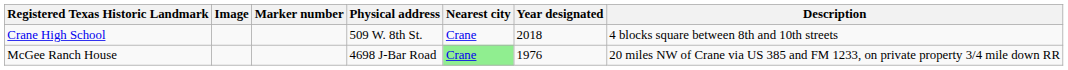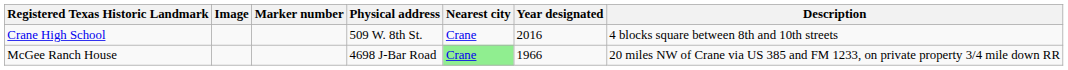(529, 34) 2018 -> (529, 34) 2016
(529, 55) 1976 -> (529, 55) 1966
